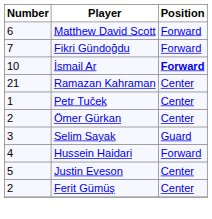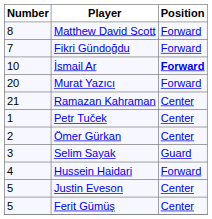(10, 31) 6 -> (10, 31) 8
+ row: (85, 83)
(10, 188) 2 -> (10, 206) 5
